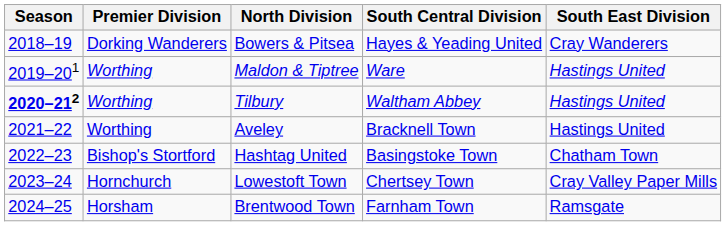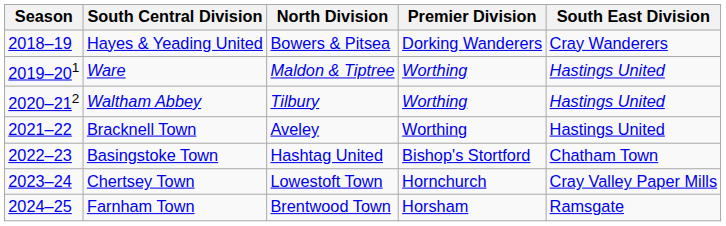columns swapped: (157, 17) <-> (454, 17)
(44, 101) bold -> (44, 101) normal
